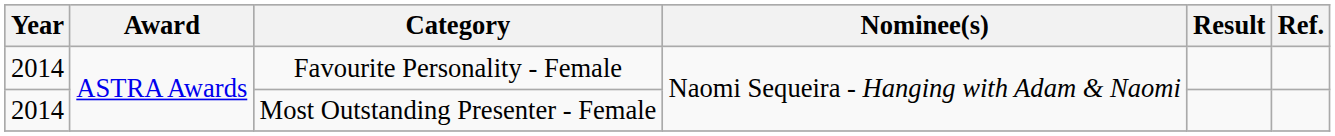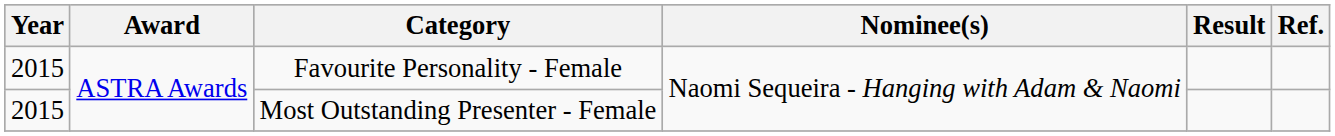(38, 67) 2014 -> (38, 67) 2015
(38, 109) 2014 -> (38, 109) 2015
